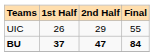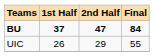rows swapped: (14, 43) <-> (15, 28)
